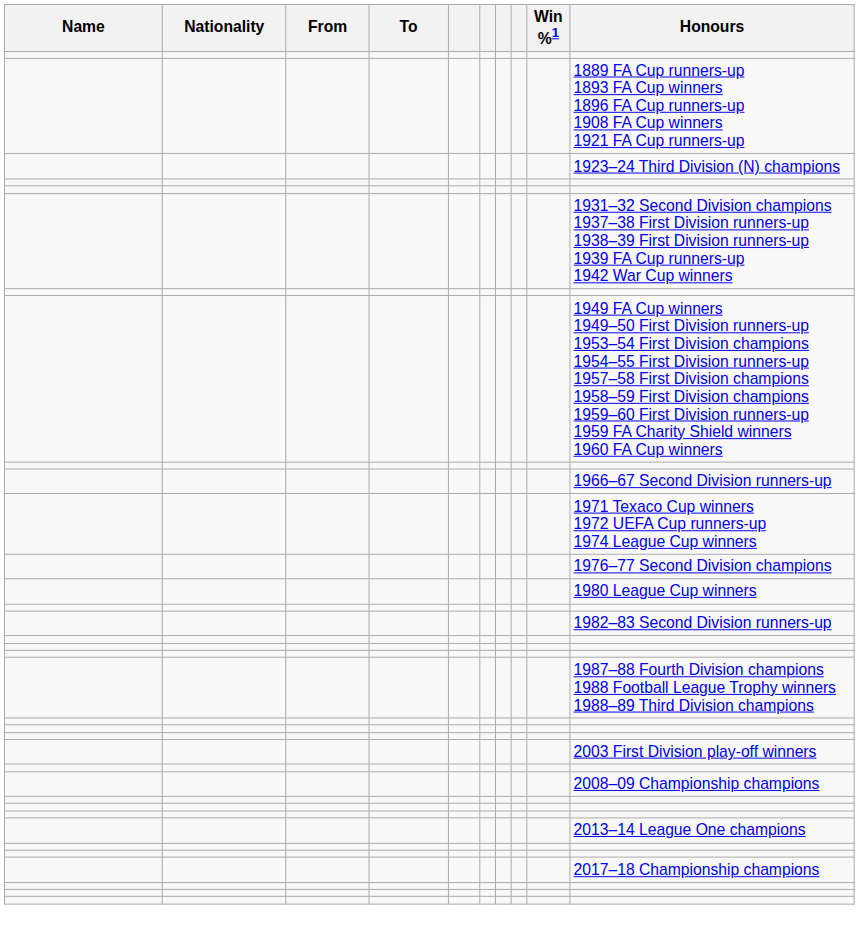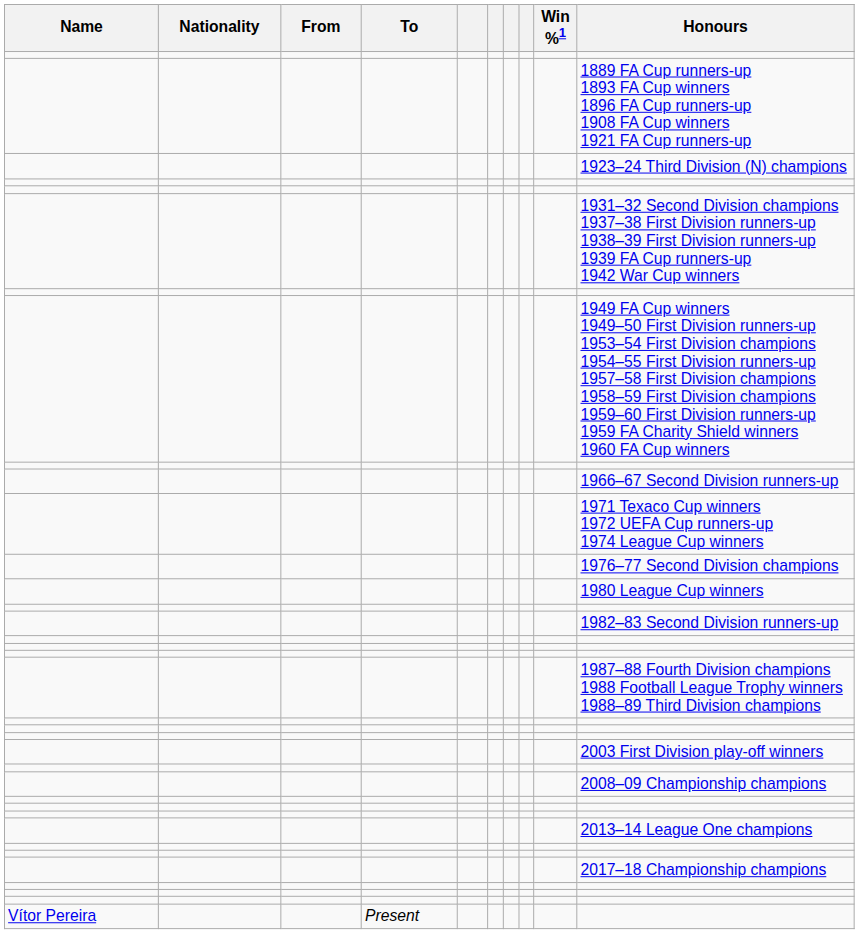+ row: (52, 916)
